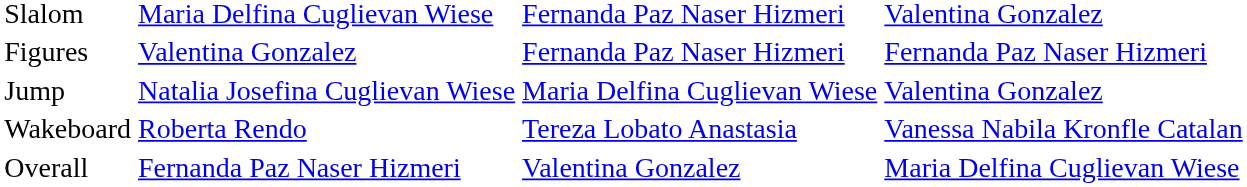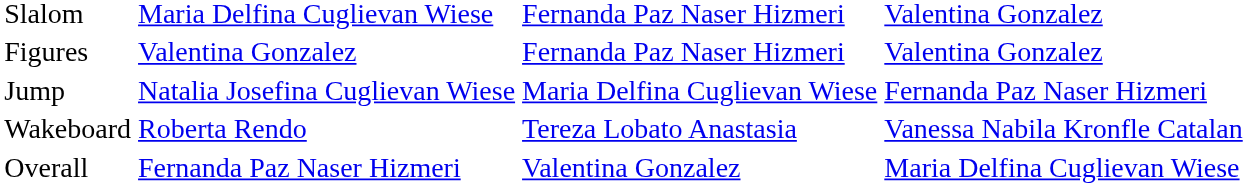(1046, 52) Fernanda Paz Naser Hizmeri -> (994, 52) Valentina Gonzalez
(994, 90) Valentina Gonzalez -> (1046, 90) Fernanda Paz Naser Hizmeri
